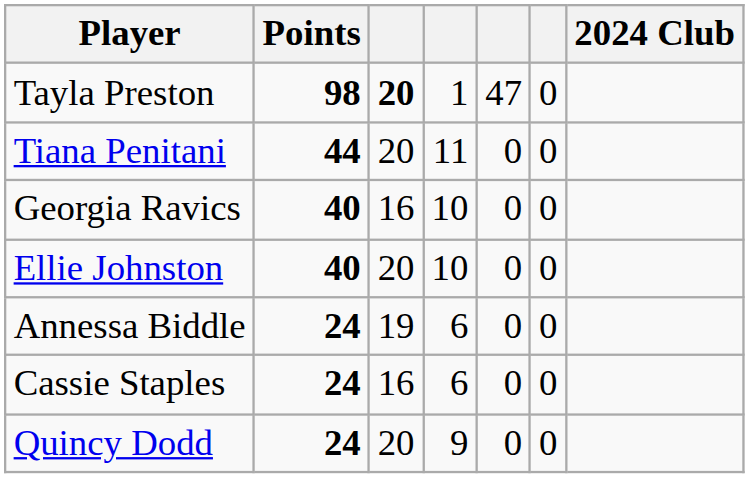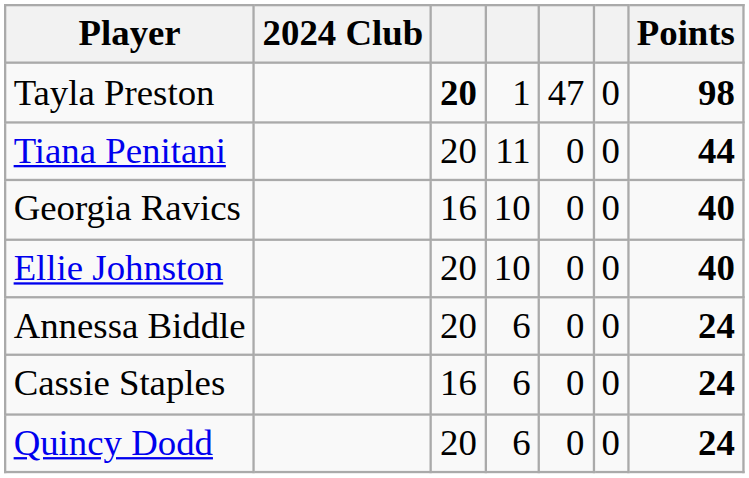columns swapped: (655, 33) <-> (312, 33)
(396, 325) 19 -> (459, 325) 20
(459, 442) 9 -> (521, 442) 6
